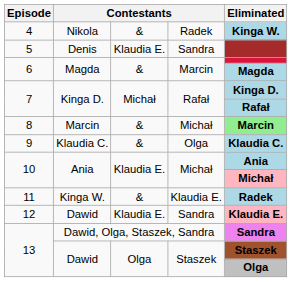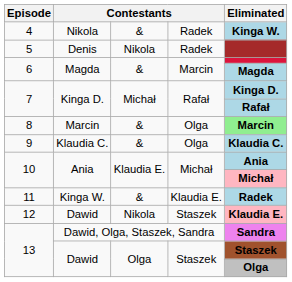(139, 48) Klaudia E. -> (139, 48) Nikola
(196, 48) Sandra -> (196, 48) Radek
(196, 125) Michał -> (196, 125) Olga
(139, 214) Klaudia E. -> (139, 214) Nikola
(196, 214) Sandra -> (196, 214) Staszek
